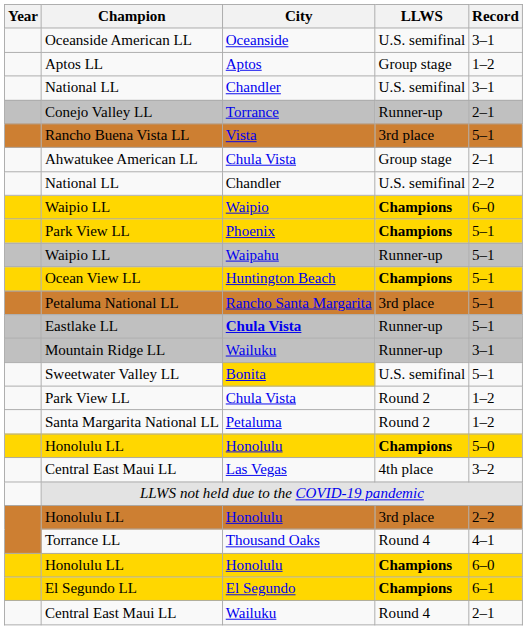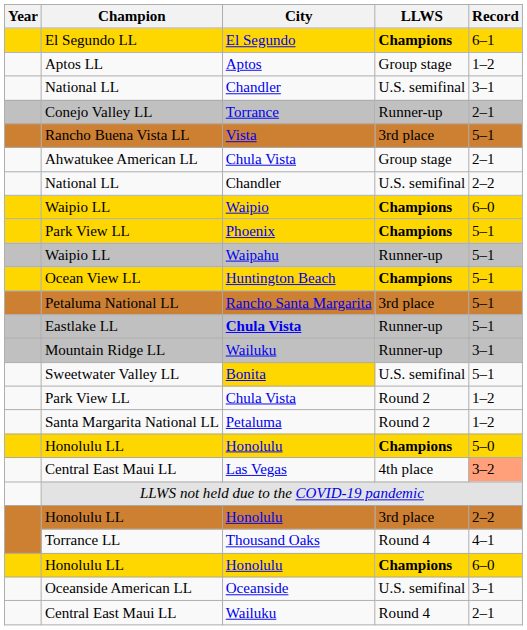rows swapped: (118, 40) <-> (91, 588)
(483, 469) no background -> (483, 469) lightsalmon background
